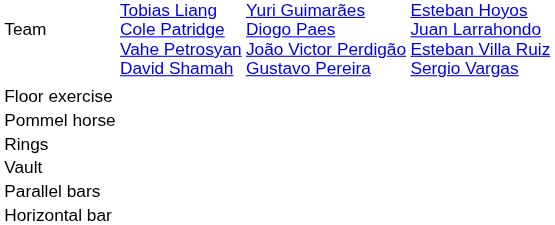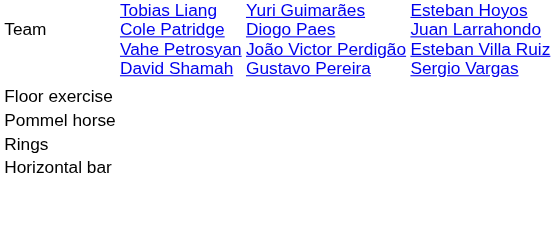- row: (23, 168)
- row: (52, 191)
